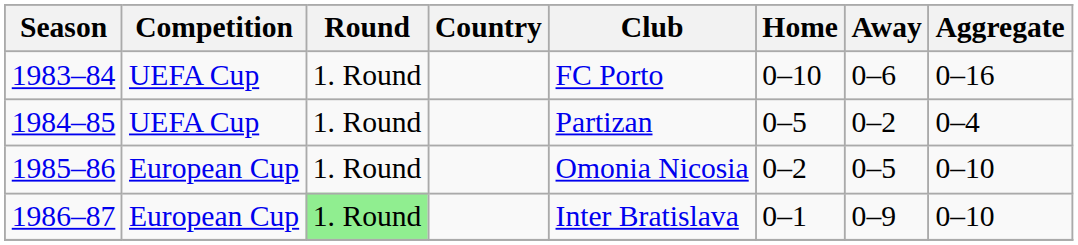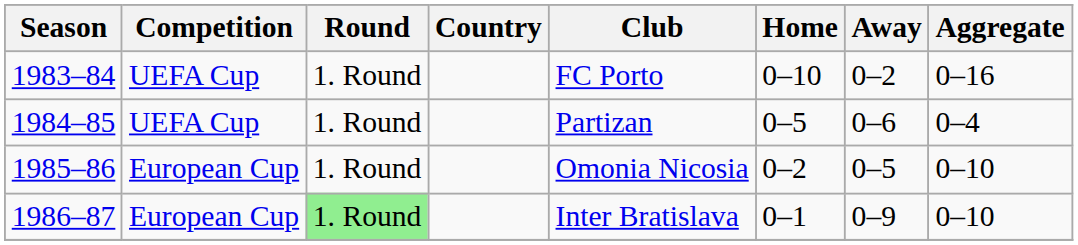(874, 74) 0–6 -> (874, 74) 0–2
(874, 121) 0–2 -> (874, 121) 0–6
